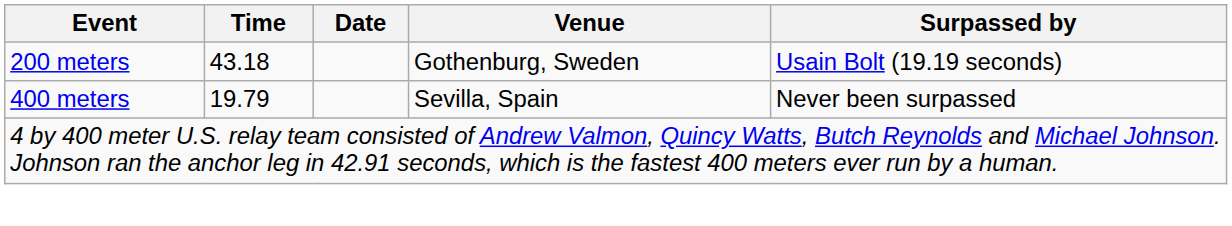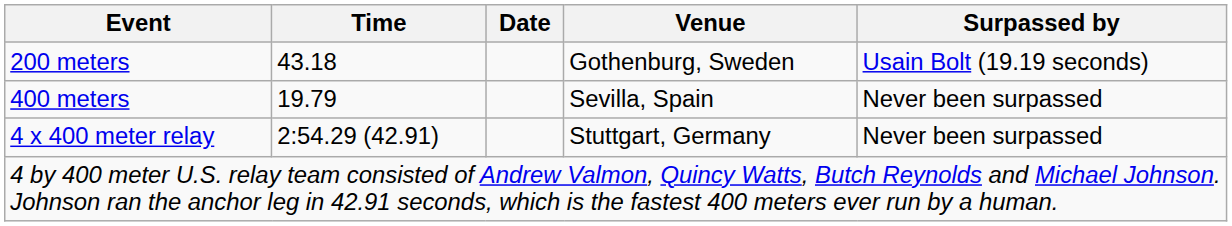+ row: (112, 136)
